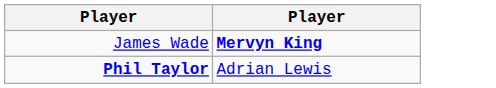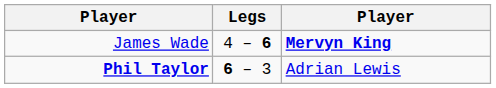+ column: (247, 18)
